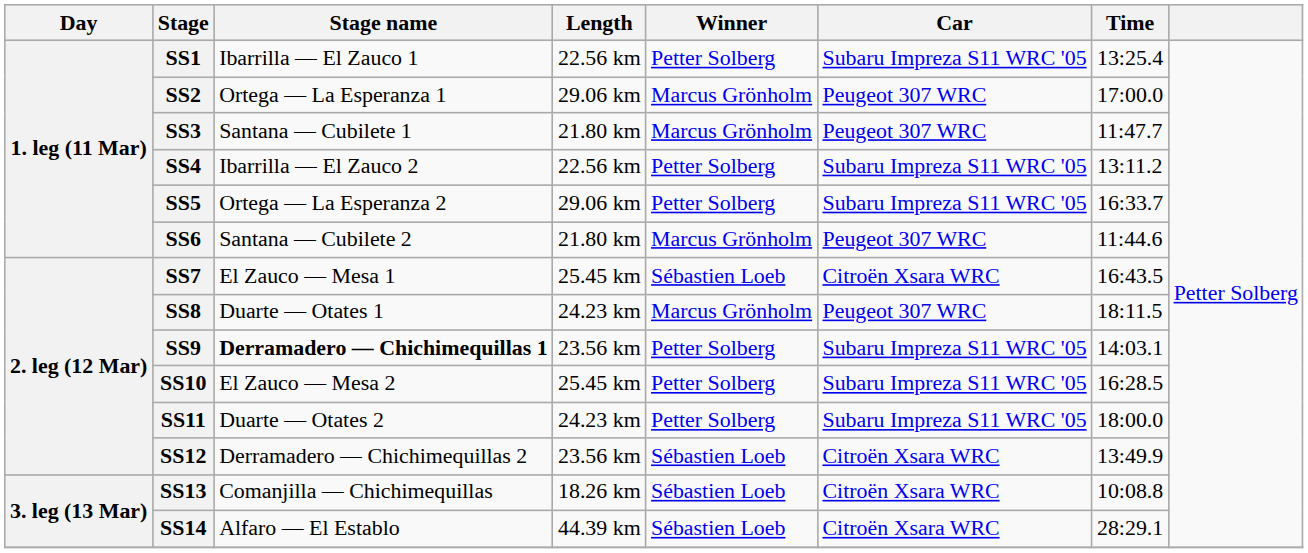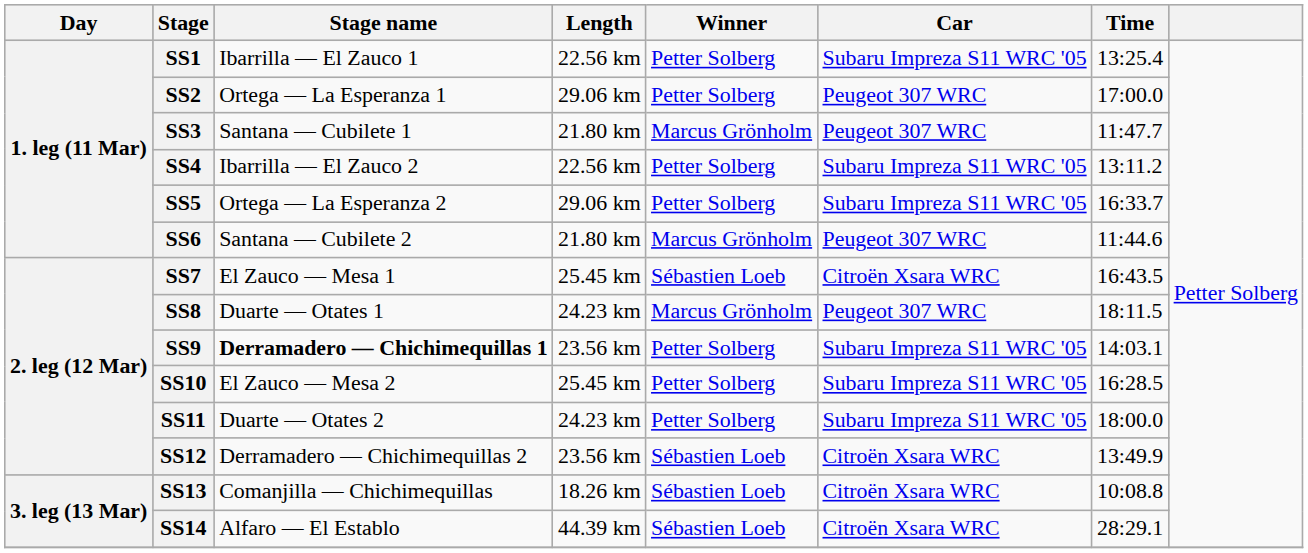(732, 94) Marcus Grönholm -> (713, 94) Petter Solberg
